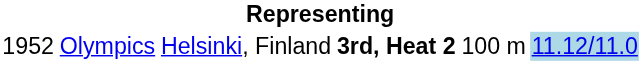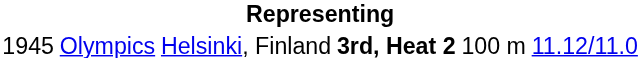(28, 46) 1952 -> (28, 46) 1945
(585, 46) lightblue background -> (585, 46) no background
